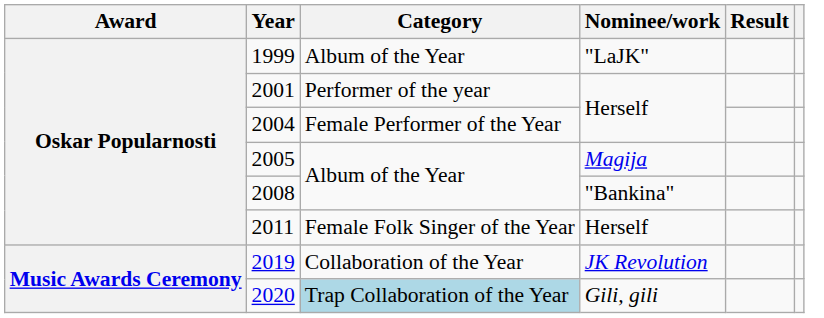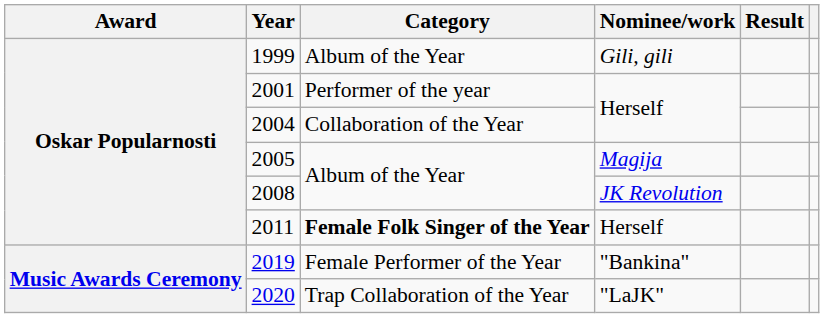(617, 55) "LaJK" -> (636, 55) Gili, gili
(433, 124) Female Performer of the Year -> (414, 124) Collaboration of the Year
(630, 192) "Bankina" -> (661, 192) JK Revolution
(440, 227) normal -> (447, 227) bold
(414, 261) Collaboration of the Year -> (433, 261) Female Performer of the Year
(646, 261) JK Revolution -> (644, 261) "Bankina"
(437, 295) lightblue background -> (437, 295) no background
(621, 295) Gili, gili -> (632, 295) "LaJK"
